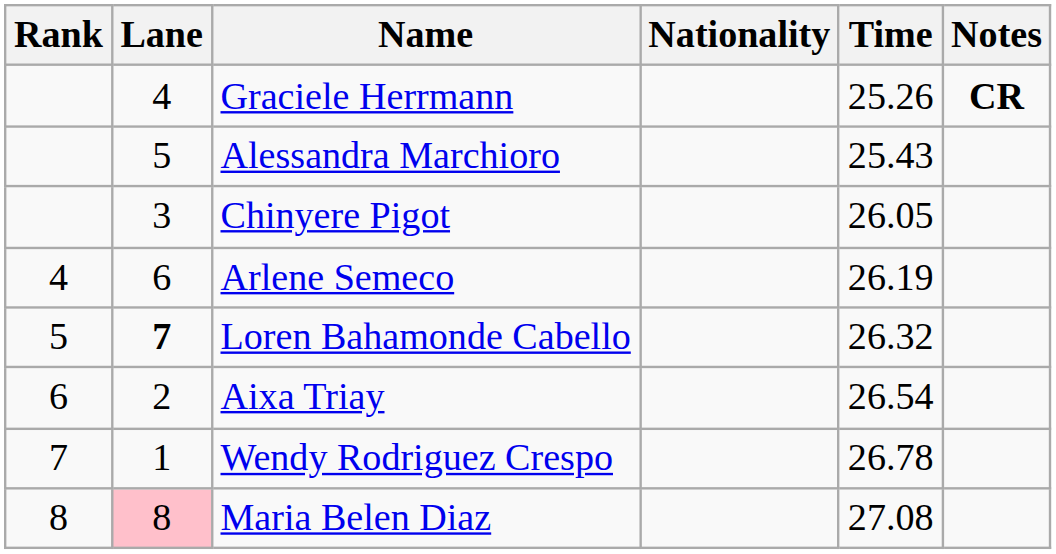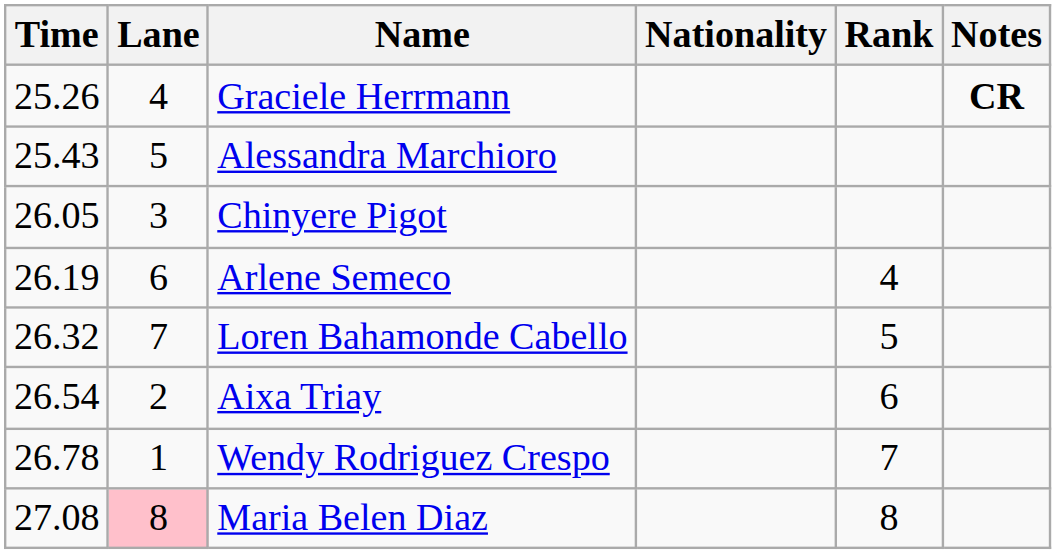columns swapped: (58, 34) <-> (891, 34)
(162, 336) bold -> (158, 336) normal
